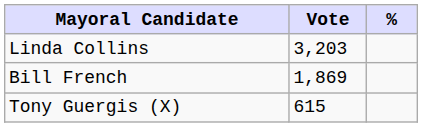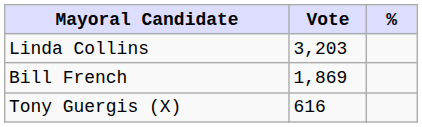(310, 107) 615 -> (310, 107) 616
